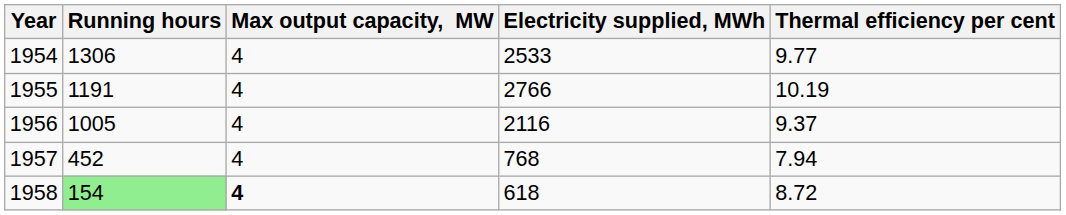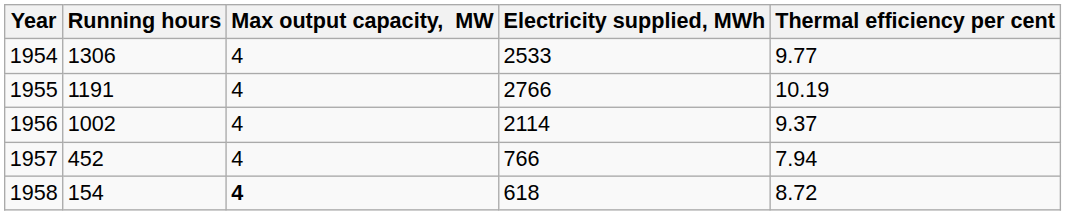(92, 124) 1005 -> (92, 124) 1002
(527, 124) 2116 -> (527, 124) 2114
(522, 158) 768 -> (522, 158) 766
(86, 192) lightgreen background -> (86, 192) no background
